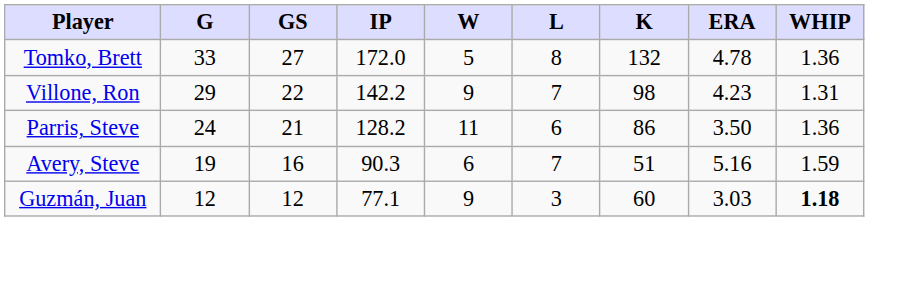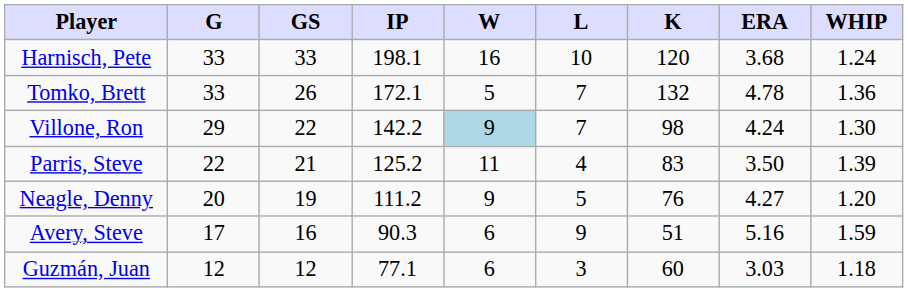+ row: (86, 57)
(293, 57) 27 -> (306, 92) 26
(381, 57) 172.0 -> (397, 92) 172.1
(556, 57) 8 -> (581, 92) 7
(468, 92) no background -> (489, 127) lightblue background
(732, 92) 4.23 -> (765, 127) 4.24
(820, 92) 1.31 -> (857, 127) 1.30
(205, 127) 24 -> (214, 163) 22
(381, 127) 128.2 -> (397, 163) 125.2
(556, 127) 6 -> (581, 163) 4
(644, 127) 86 -> (673, 163) 83
(820, 127) 1.36 -> (857, 163) 1.39
+ row: (86, 198)
(205, 163) 19 -> (214, 233) 17
(556, 163) 7 -> (581, 233) 9
(468, 198) 9 -> (489, 269) 6
(820, 198) bold -> (857, 269) normal
